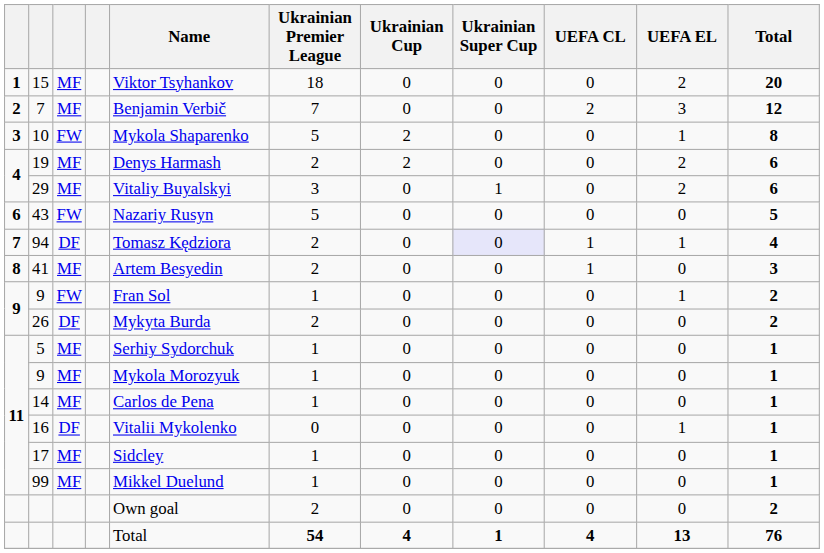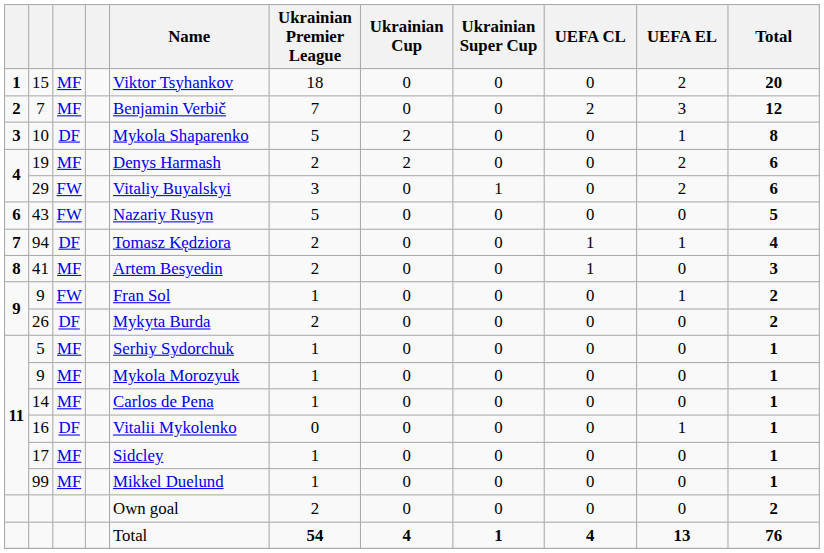(69, 135) FW -> (69, 135) DF
(69, 188) MF -> (69, 188) FW
(498, 242) lavender background -> (498, 242) no background
